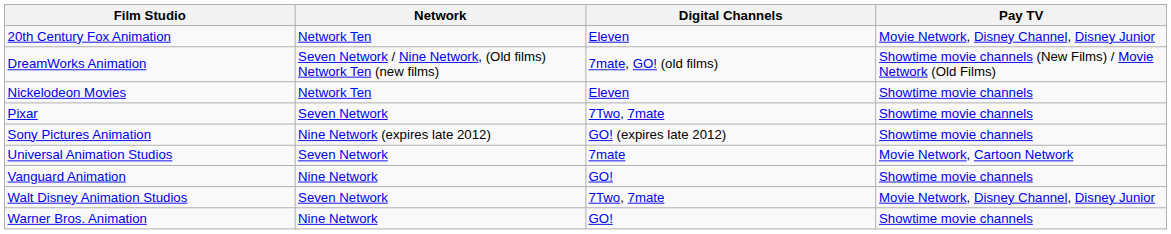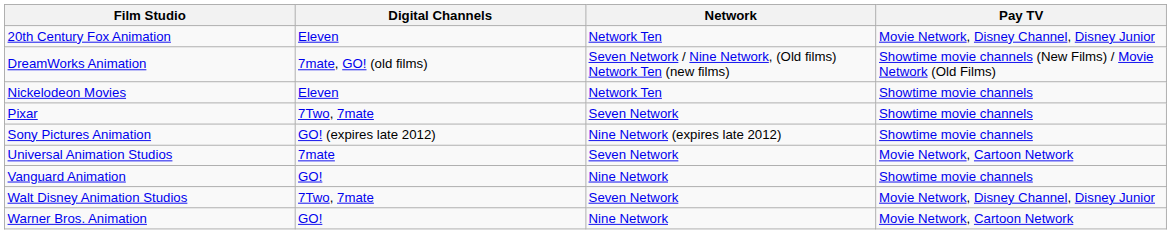columns swapped: (440, 15) <-> (731, 15)
(956, 218) Showtime movie channels -> (976, 218) Movie Network, Cartoon Network
